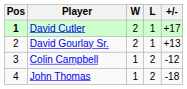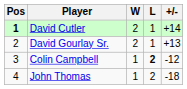(172, 28) +17 -> (172, 28) +14
(152, 60) normal -> (152, 60) bold
